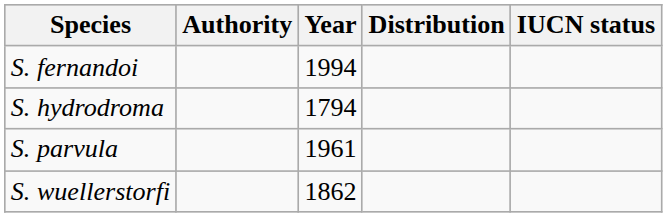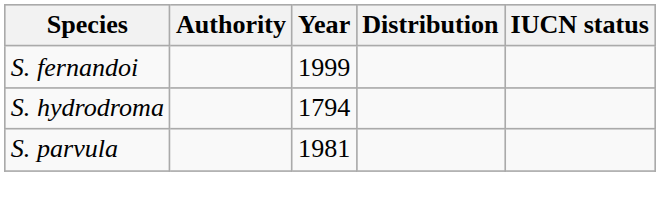(330, 66) 1994 -> (324, 66) 1999
(330, 149) 1961 -> (324, 149) 1981
- row: (91, 190)
